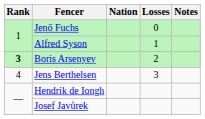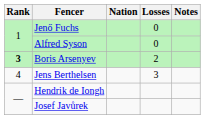(156, 43) 1 -> (156, 43) 0
